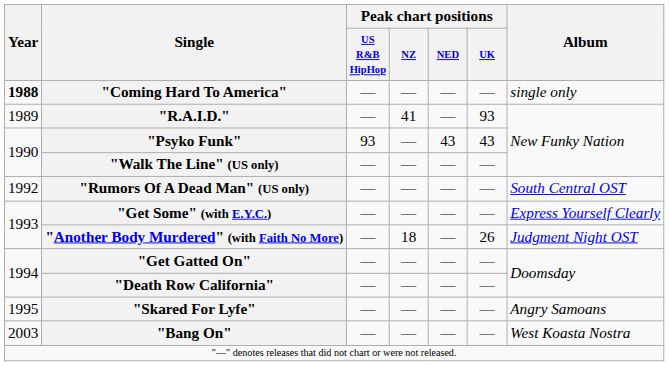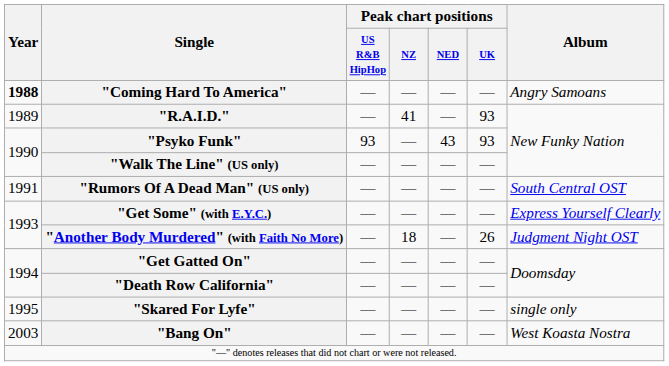(543, 92) single only -> (558, 92) Angry Samoans
(487, 140) 43 -> (487, 140) 93
(23, 188) 1992 -> (23, 188) 1991
(558, 309) Angry Samoans -> (543, 309) single only
